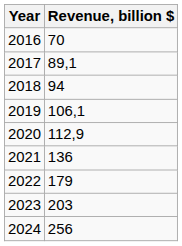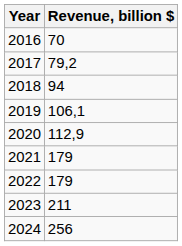(62, 63) 89,1 -> (62, 63) 79,2
(60, 157) 136 -> (60, 157) 179
(60, 205) 203 -> (60, 205) 211
